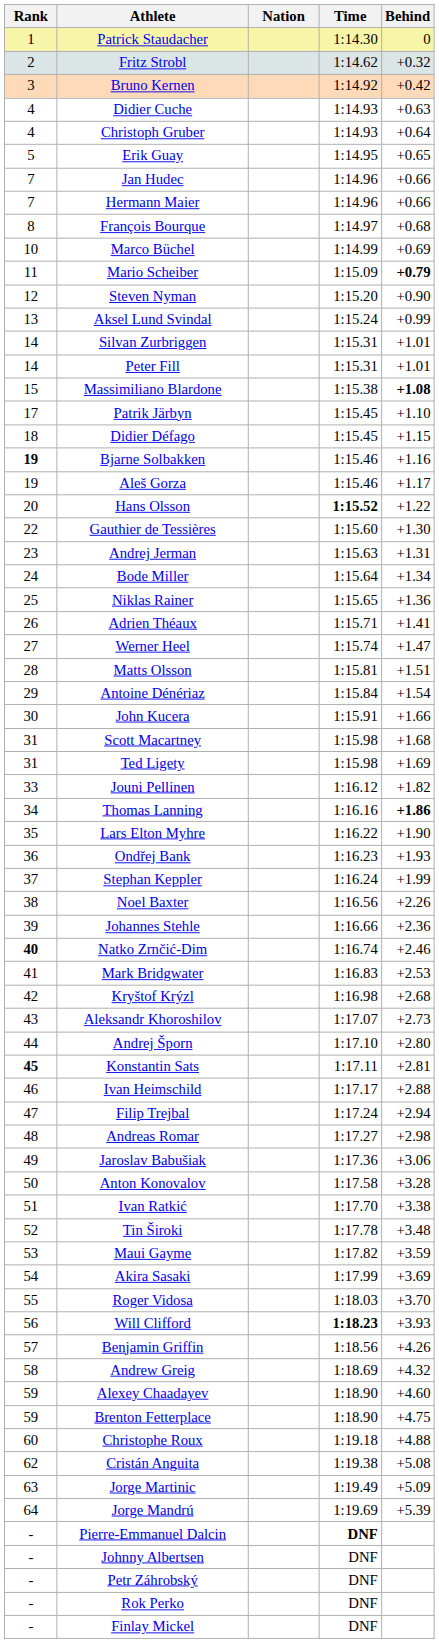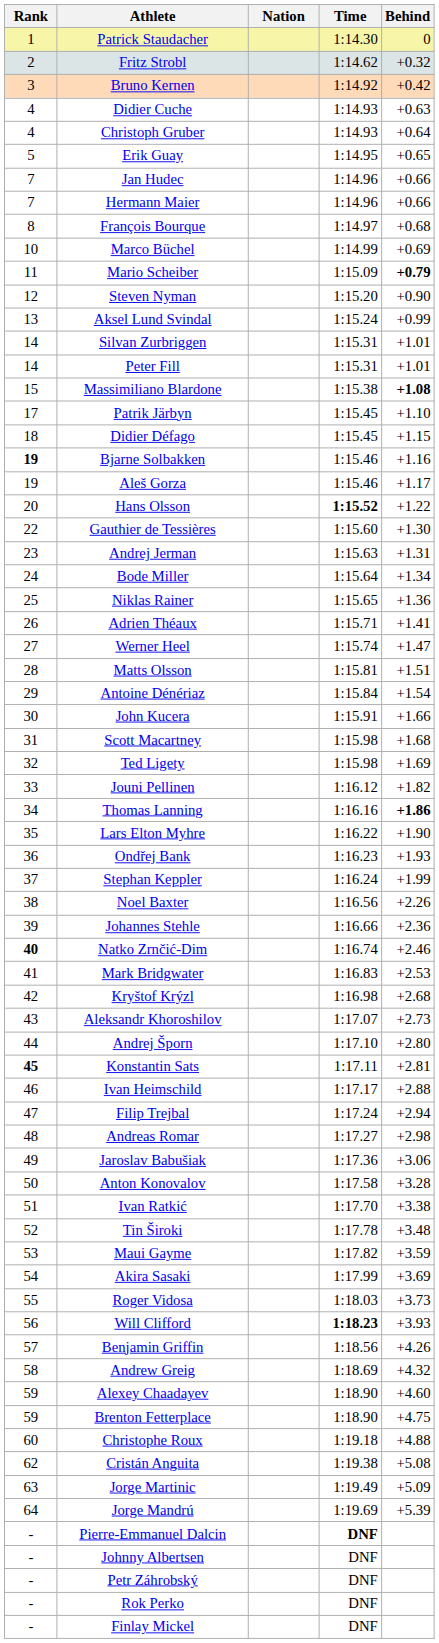(31, 763) 31 -> (31, 763) 32
(414, 1300) +3.70 -> (414, 1300) +3.73
